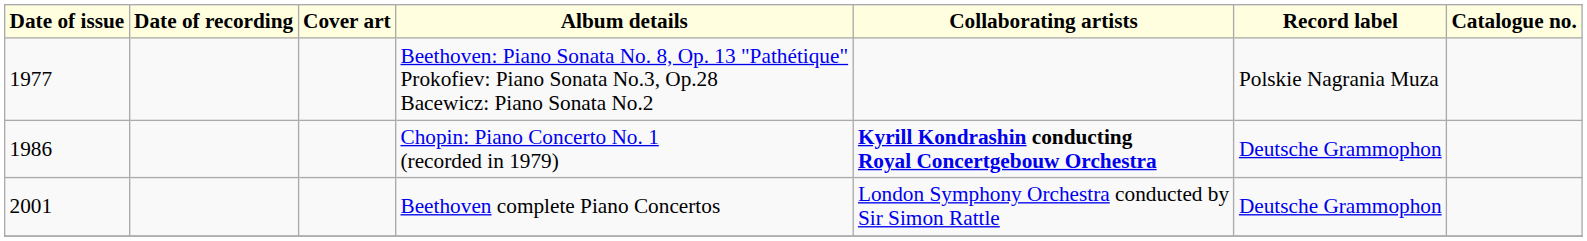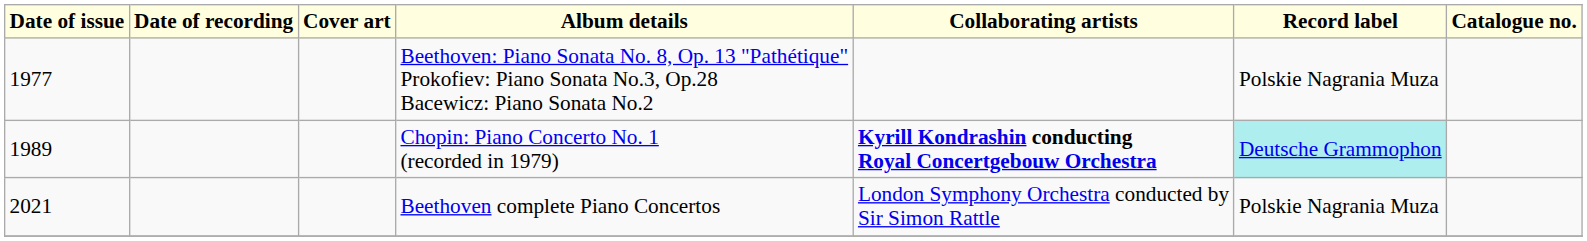(31, 148) 1986 -> (31, 148) 1989
(1340, 148) no background -> (1340, 148) paleturquoise background
(31, 206) 2001 -> (31, 206) 2021
(1340, 206) Deutsche Grammophon -> (1339, 206) Polskie Nagrania Muza
